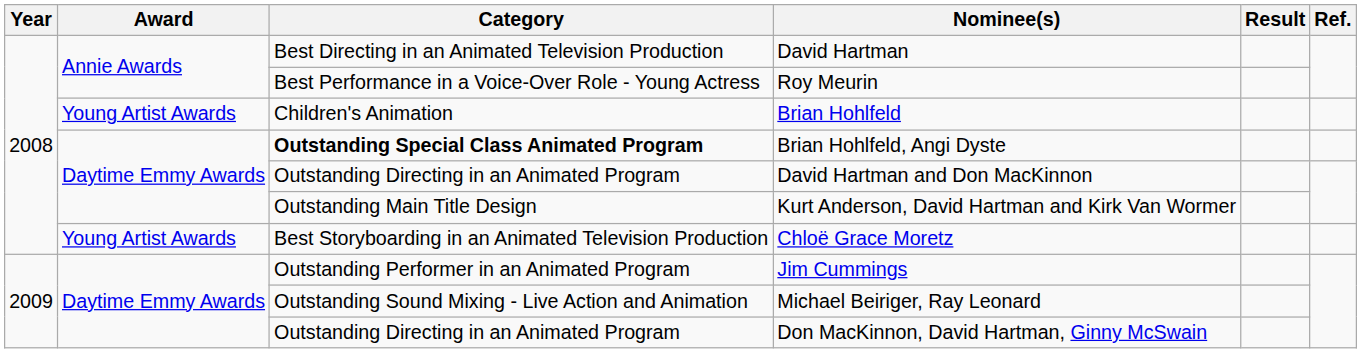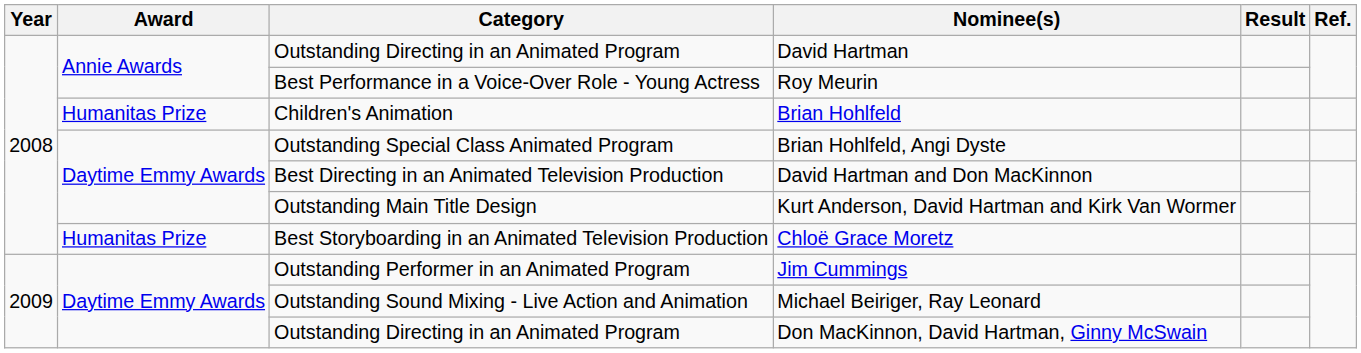(499, 51) Best Directing in an Animated Television Production -> (477, 51) Outstanding Directing in an Animated Program
(149, 113) Young Artist Awards -> (134, 113) Humanitas Prize
(489, 144) bold -> (474, 144) normal
(477, 176) Outstanding Directing in an Animated Program -> (499, 176) Best Directing in an Animated Television Production
(149, 238) Young Artist Awards -> (134, 238) Humanitas Prize
